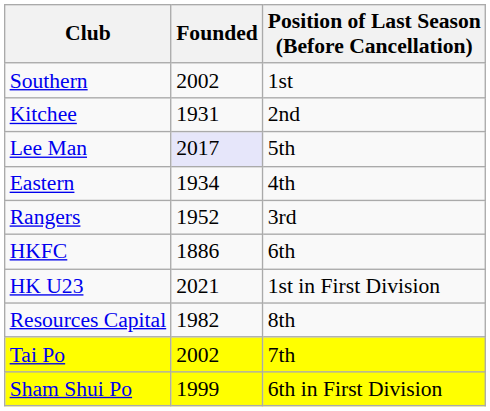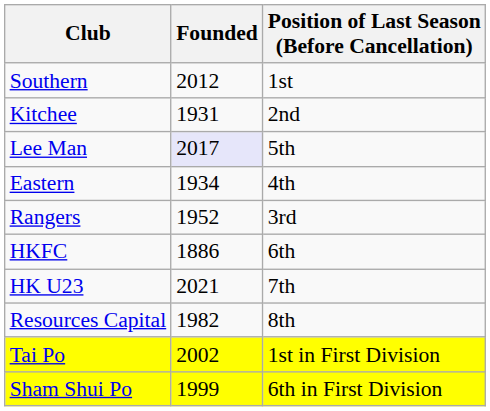(198, 80) 2002 -> (198, 80) 2012
(354, 285) 1st in First Division -> (282, 285) 7th
(282, 354) 7th -> (354, 354) 1st in First Division
